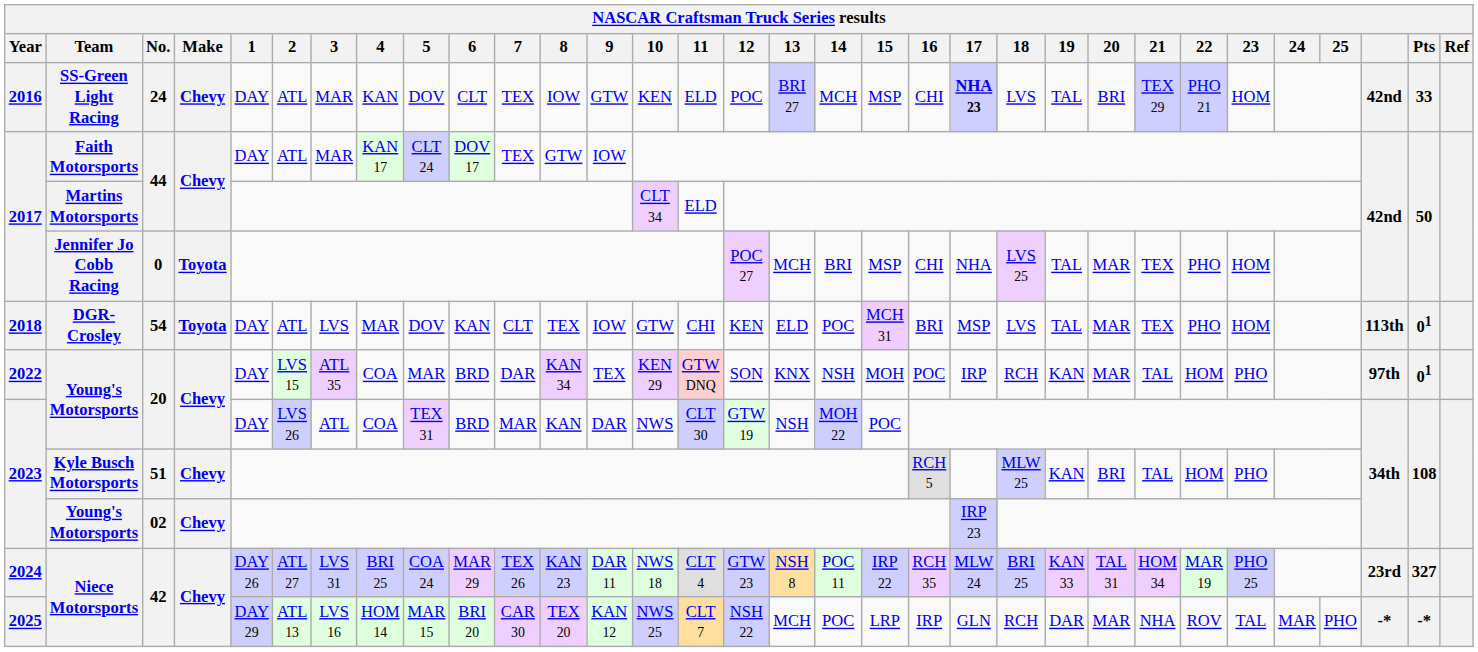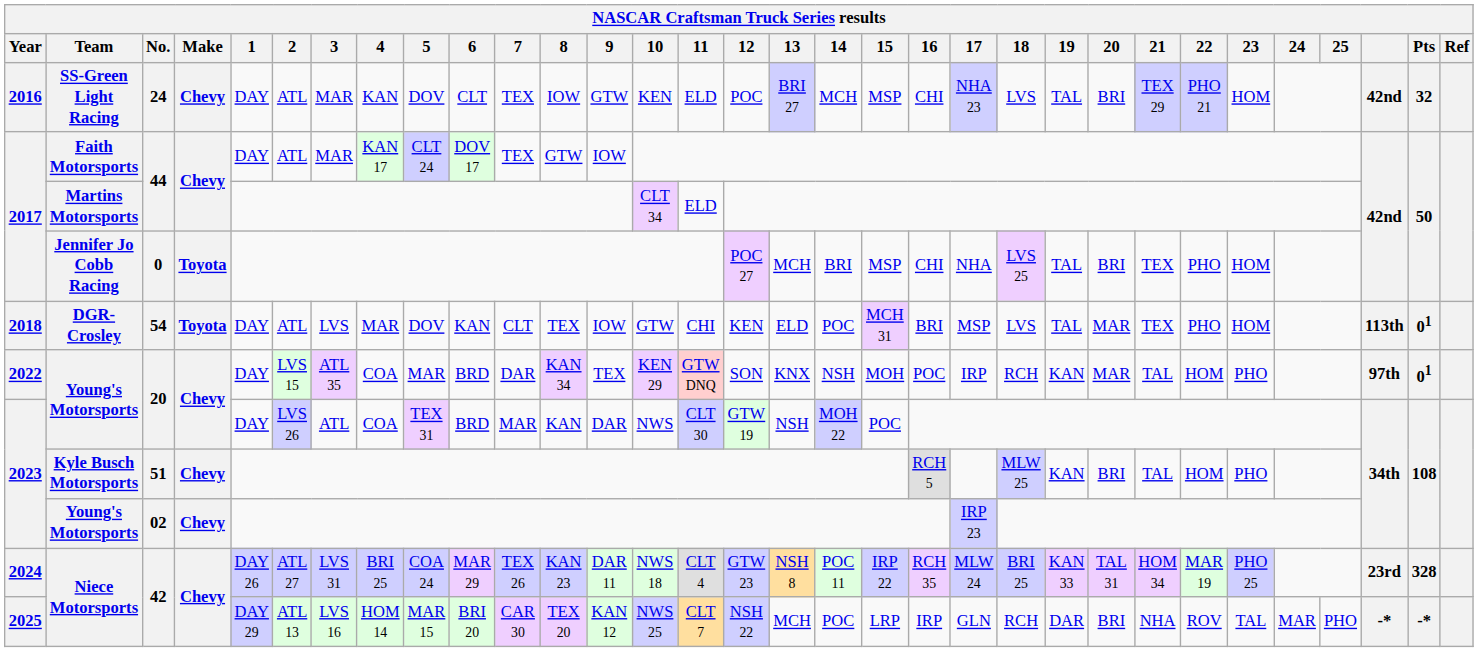(974, 96) bold -> (974, 96) normal
(1424, 96) 33 -> (1424, 96) 32
(1111, 265) MAR -> (1111, 265) BRI
(1424, 572) 327 -> (1424, 572) 328
(1111, 621) MAR -> (1111, 621) BRI
